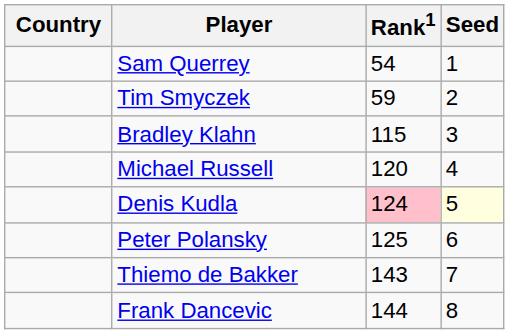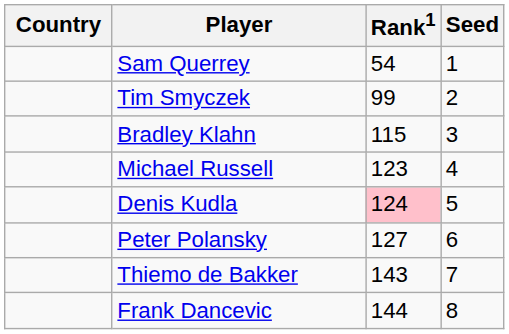(383, 98) 59 -> (383, 98) 99
(389, 169) 120 -> (389, 169) 123
(452, 204) lightyellow background -> (452, 204) no background
(389, 239) 125 -> (389, 239) 127
